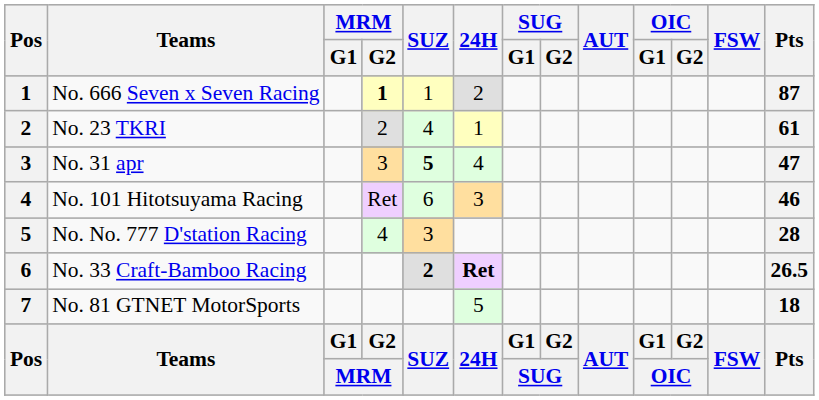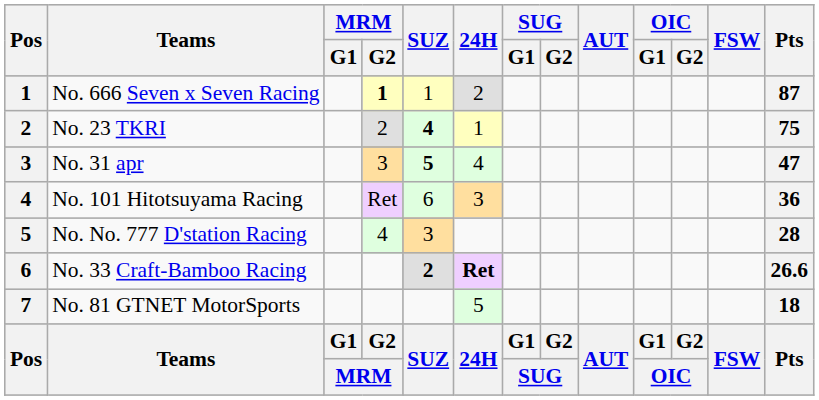(428, 128) normal -> (428, 128) bold
(789, 128) 61 -> (789, 128) 75
(789, 199) 46 -> (789, 199) 36
(789, 269) 26.5 -> (789, 269) 26.6
